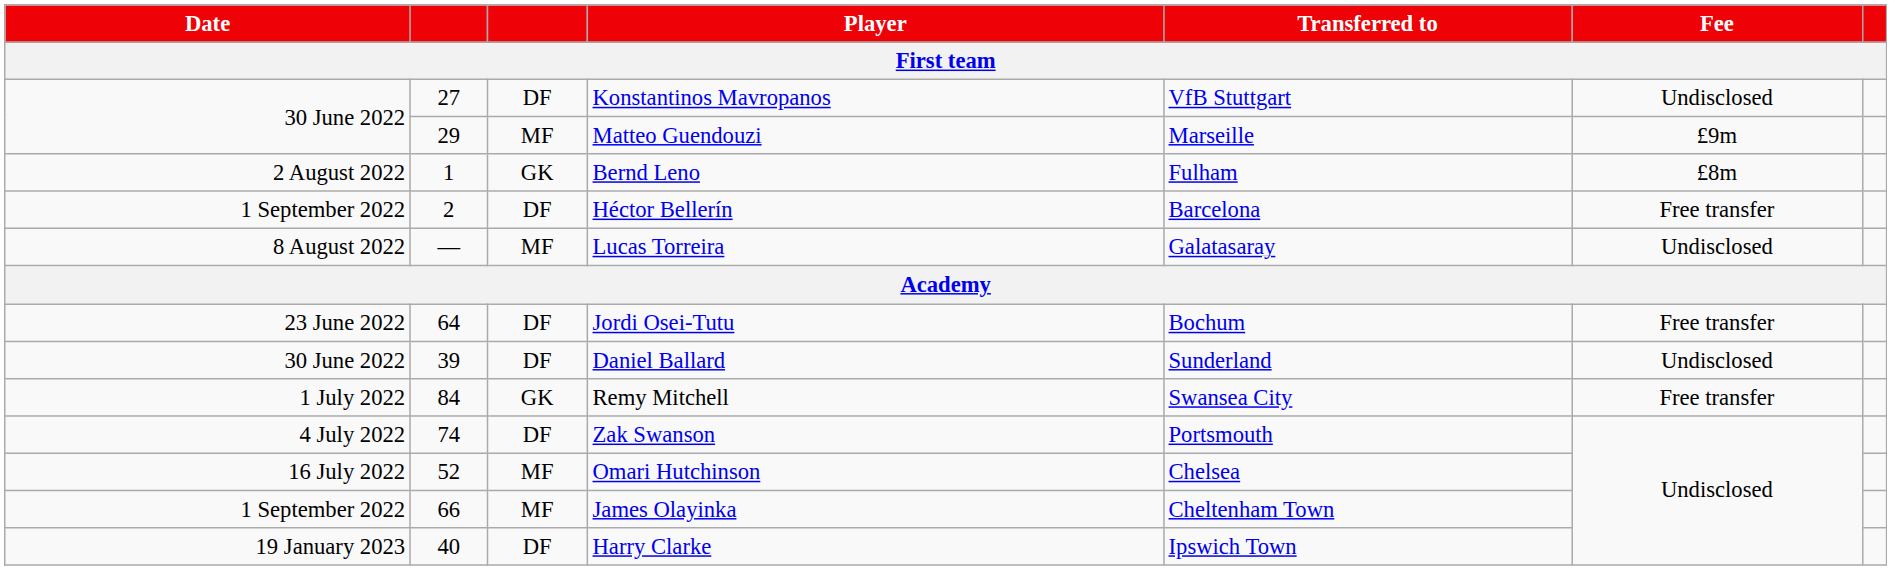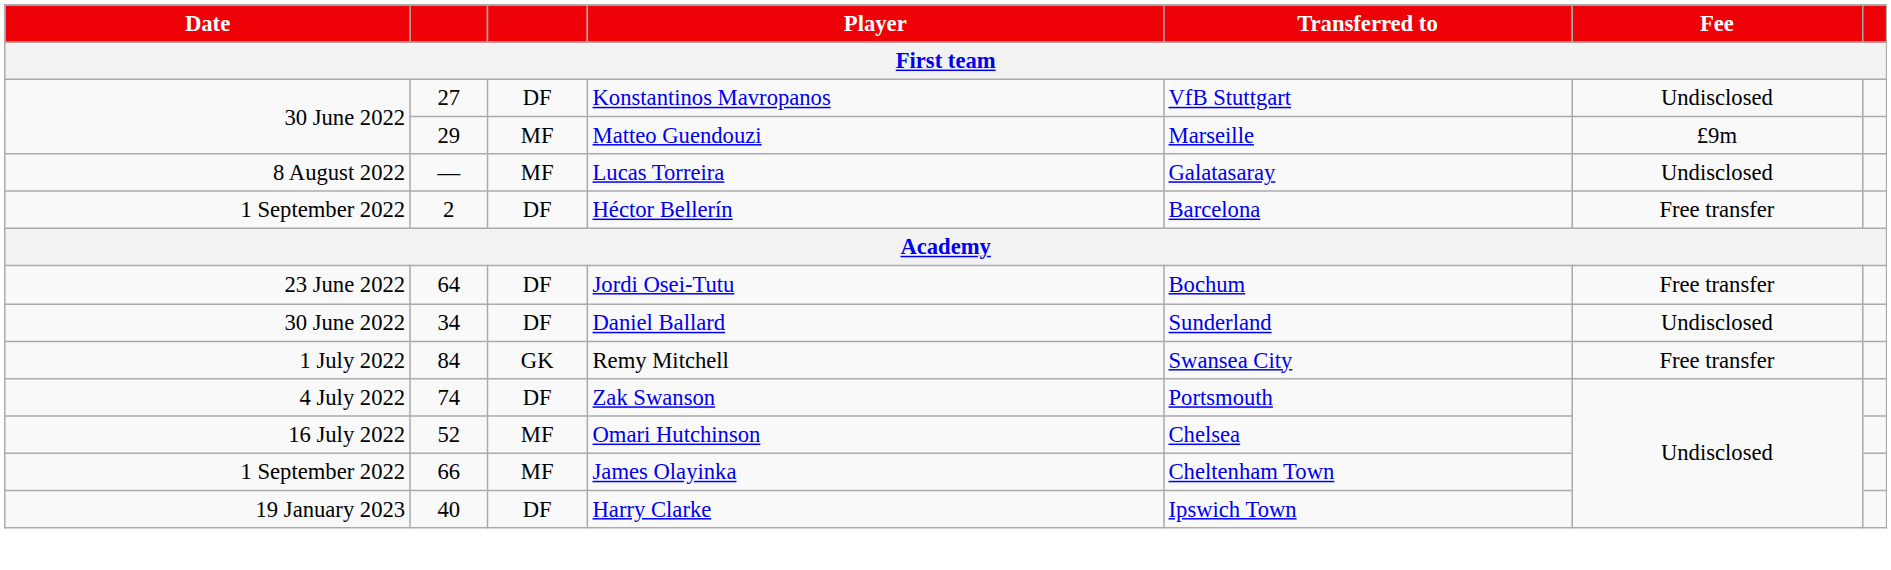- row: (646, 172)
rows swapped: (658, 247) <-> (663, 210)
(449, 359) 39 -> (449, 322) 34
